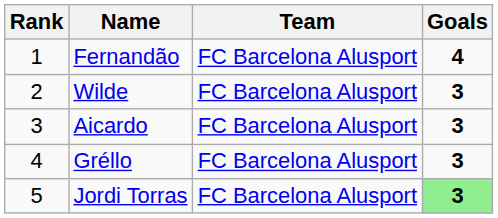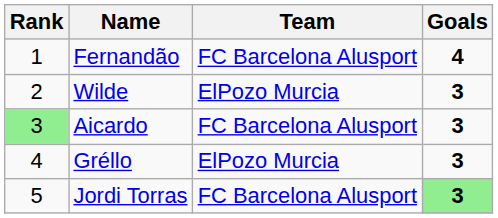(307, 91) FC Barcelona Alusport -> (268, 91) ElPozo Murcia
(37, 126) no background -> (37, 126) lightgreen background
(307, 160) FC Barcelona Alusport -> (268, 160) ElPozo Murcia
